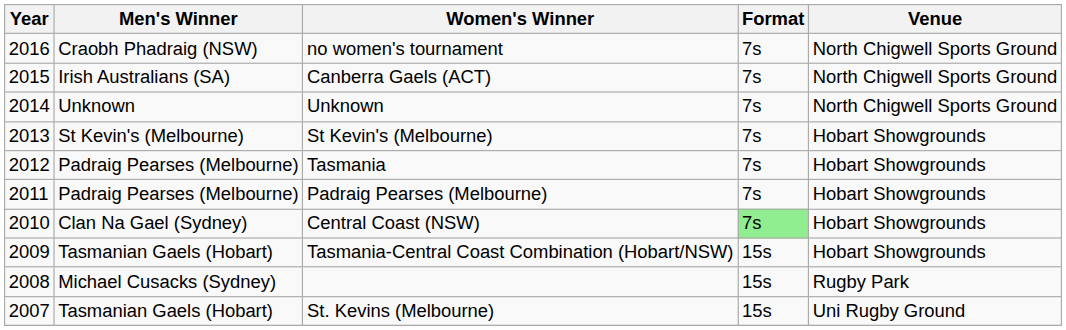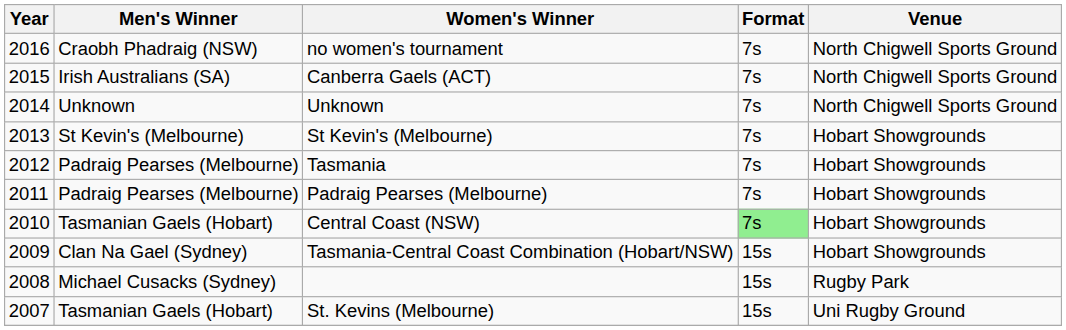(153, 223) Clan Na Gael (Sydney) -> (166, 223) Tasmanian Gaels (Hobart)
(166, 252) Tasmanian Gaels (Hobart) -> (153, 252) Clan Na Gael (Sydney)
